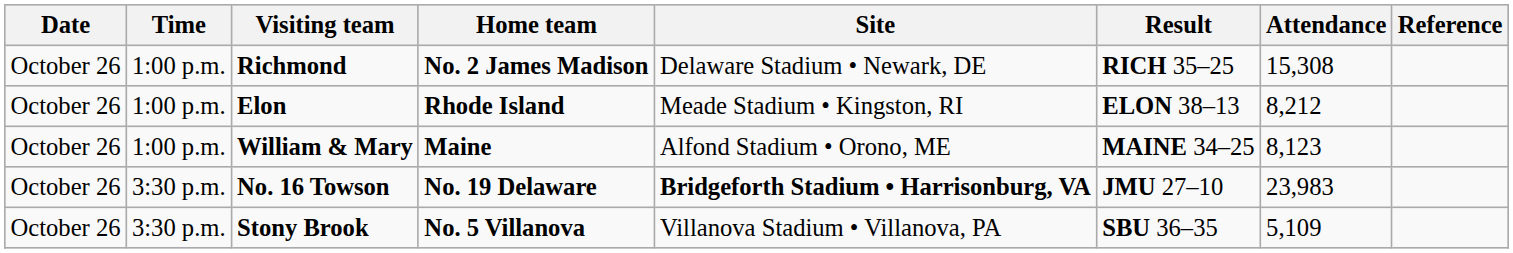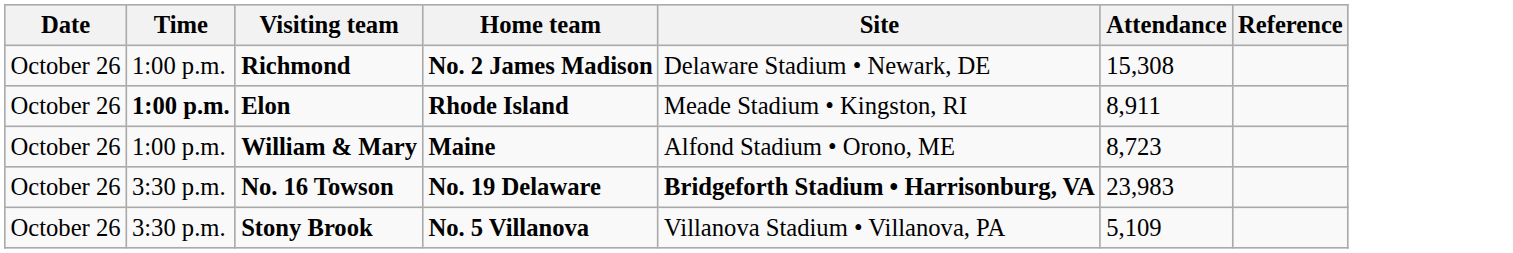- column: (1178, 24)
(179, 106) normal -> (181, 106) bold
(1294, 106) 8,212 -> (1134, 106) 8,911
(1294, 146) 8,123 -> (1134, 146) 8,723
